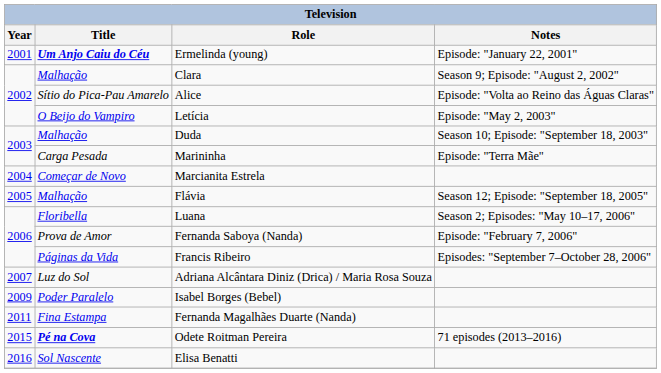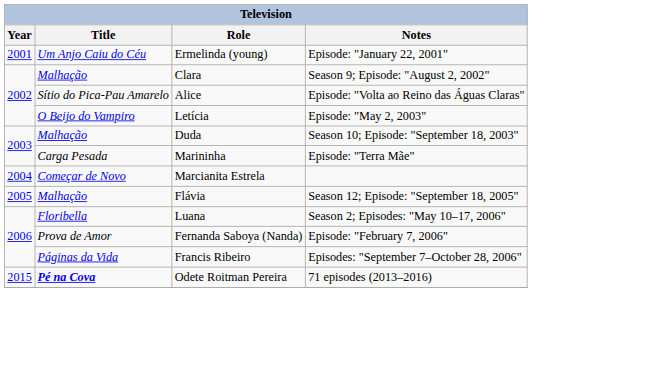(93, 55) bold -> (92, 55) normal
- row: (303, 277)
- row: (228, 297)
- row: (265, 317)
- row: (206, 358)
